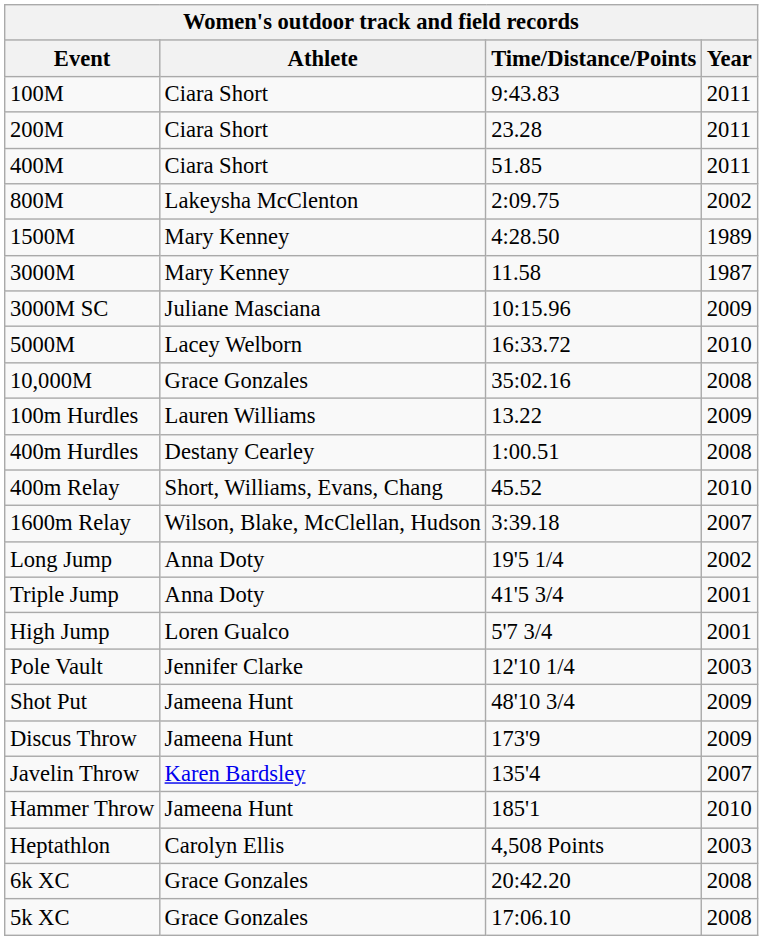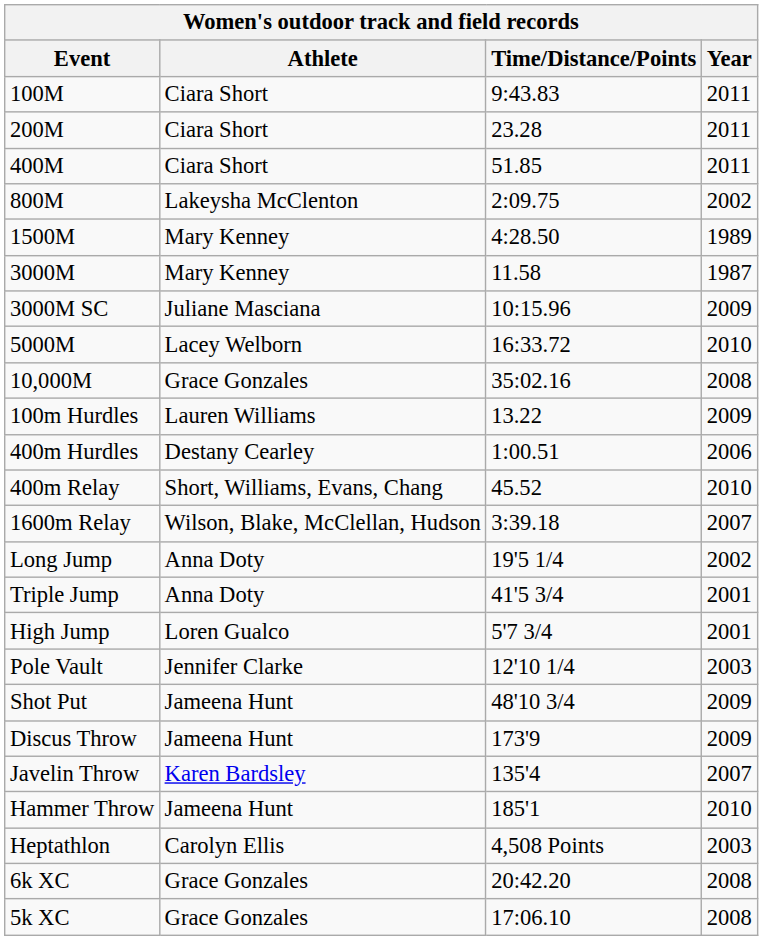(729, 451) 2008 -> (729, 451) 2006
